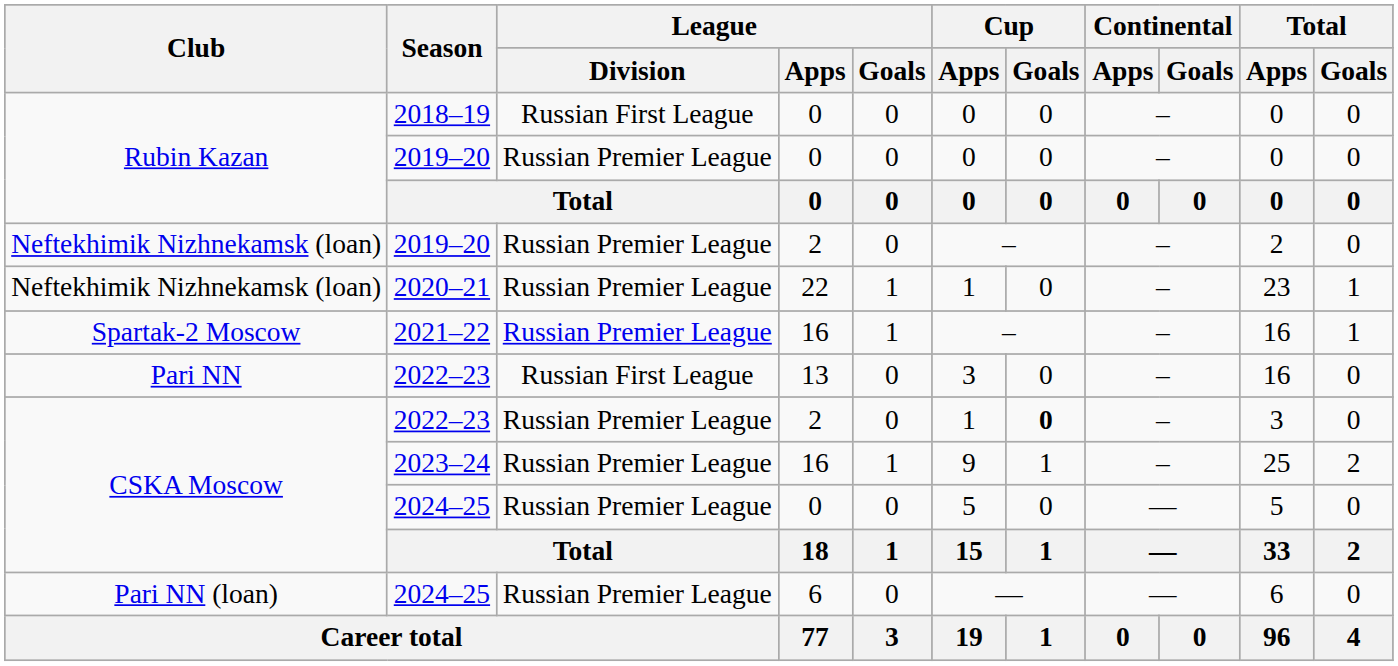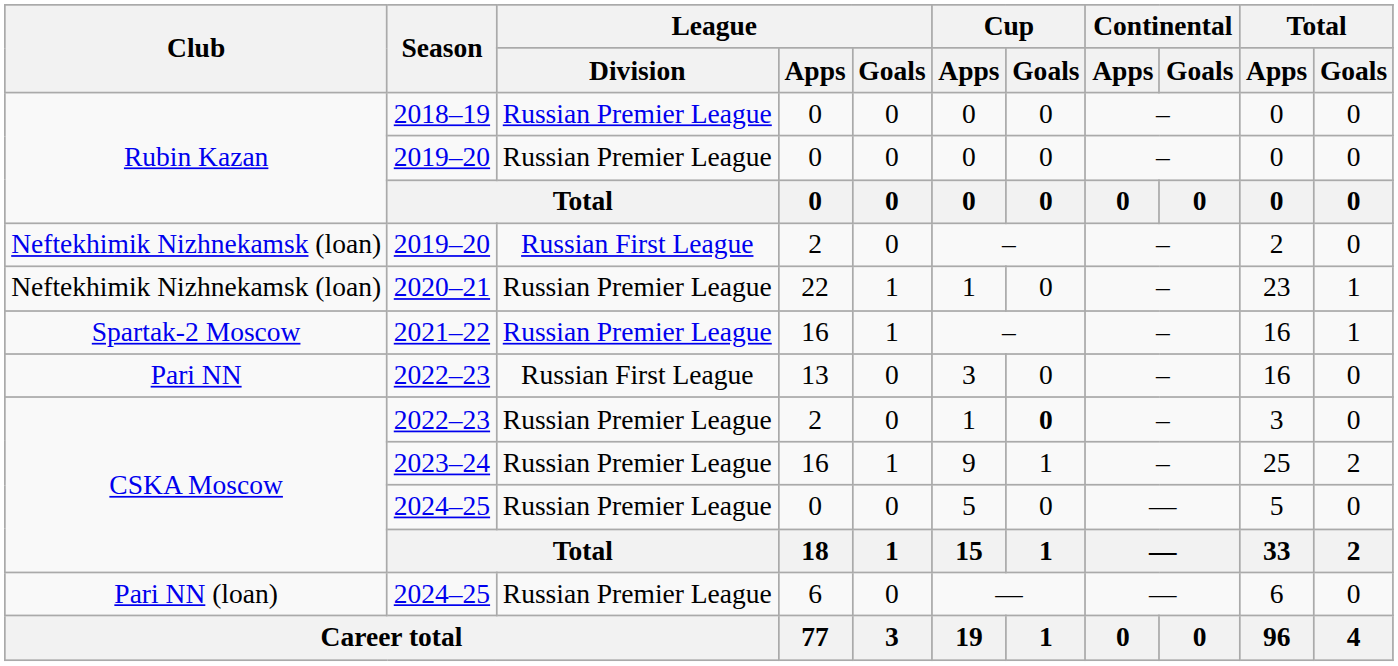(637, 113) Russian First League -> (637, 113) Russian Premier League
(637, 244) Russian Premier League -> (637, 244) Russian First League
